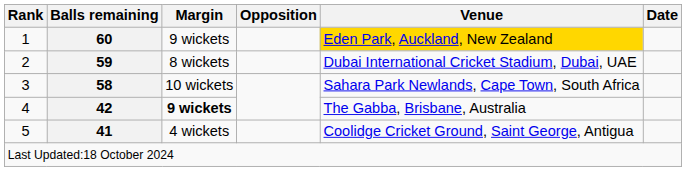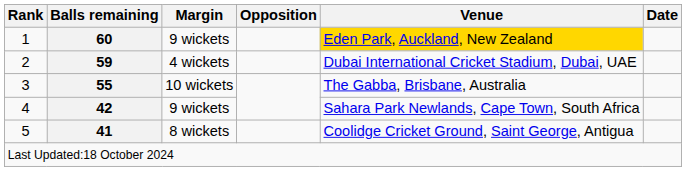(199, 62) 8 wickets -> (199, 62) 4 wickets
(104, 85) 58 -> (104, 85) 55
(482, 85) Sahara Park Newlands, Cape Town, South Africa -> (425, 85) The Gabba, Brisbane, Australia
(199, 108) bold -> (199, 108) normal
(425, 108) The Gabba, Brisbane, Australia -> (482, 108) Sahara Park Newlands, Cape Town, South Africa
(199, 131) 4 wickets -> (199, 131) 8 wickets
